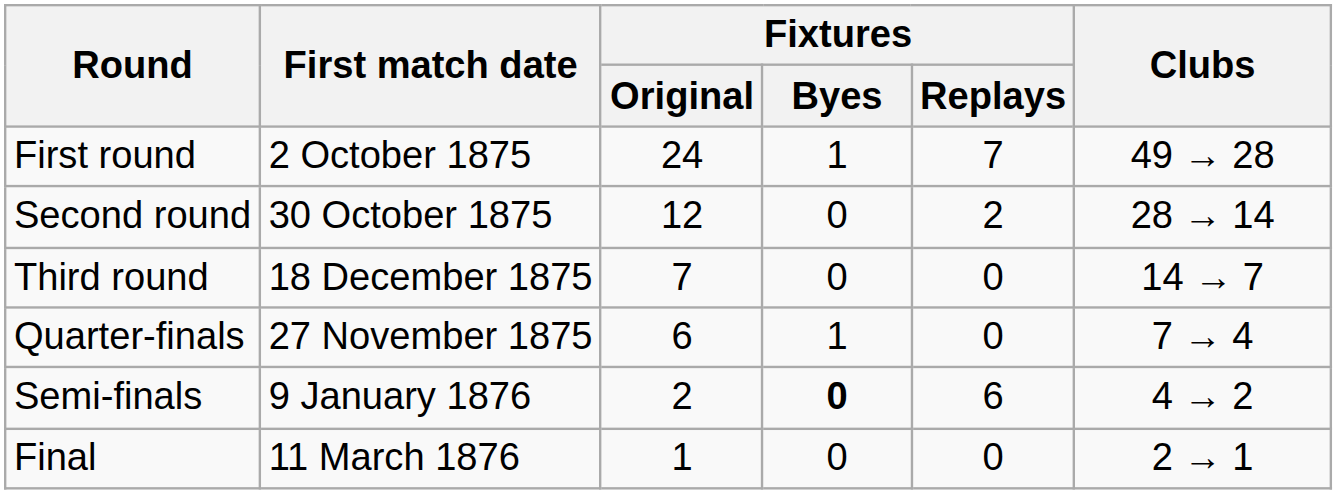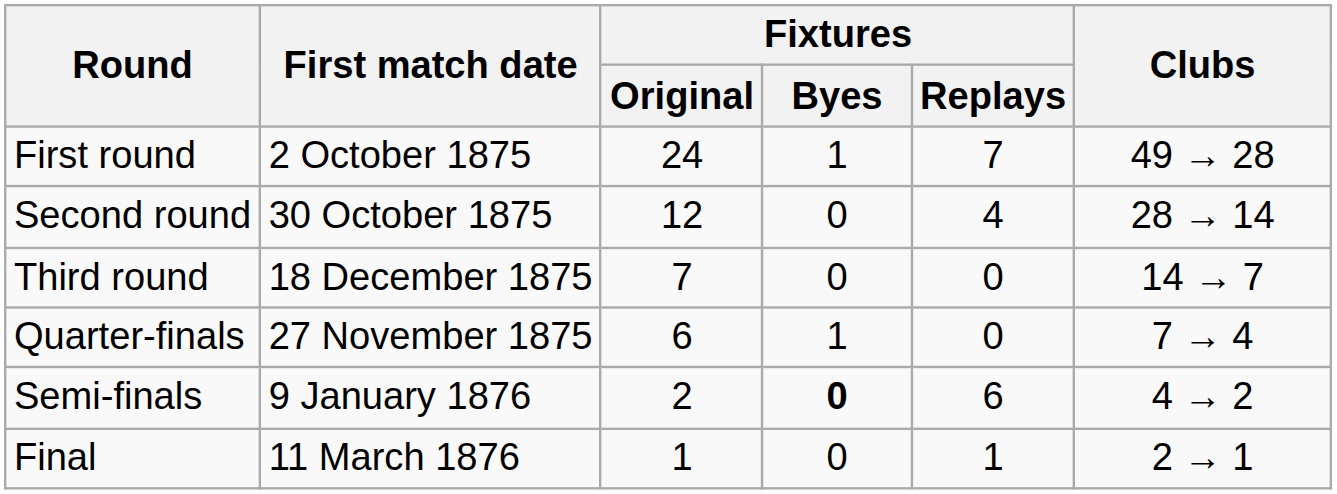(993, 215) 2 -> (993, 215) 4
(993, 457) 0 -> (993, 457) 1
